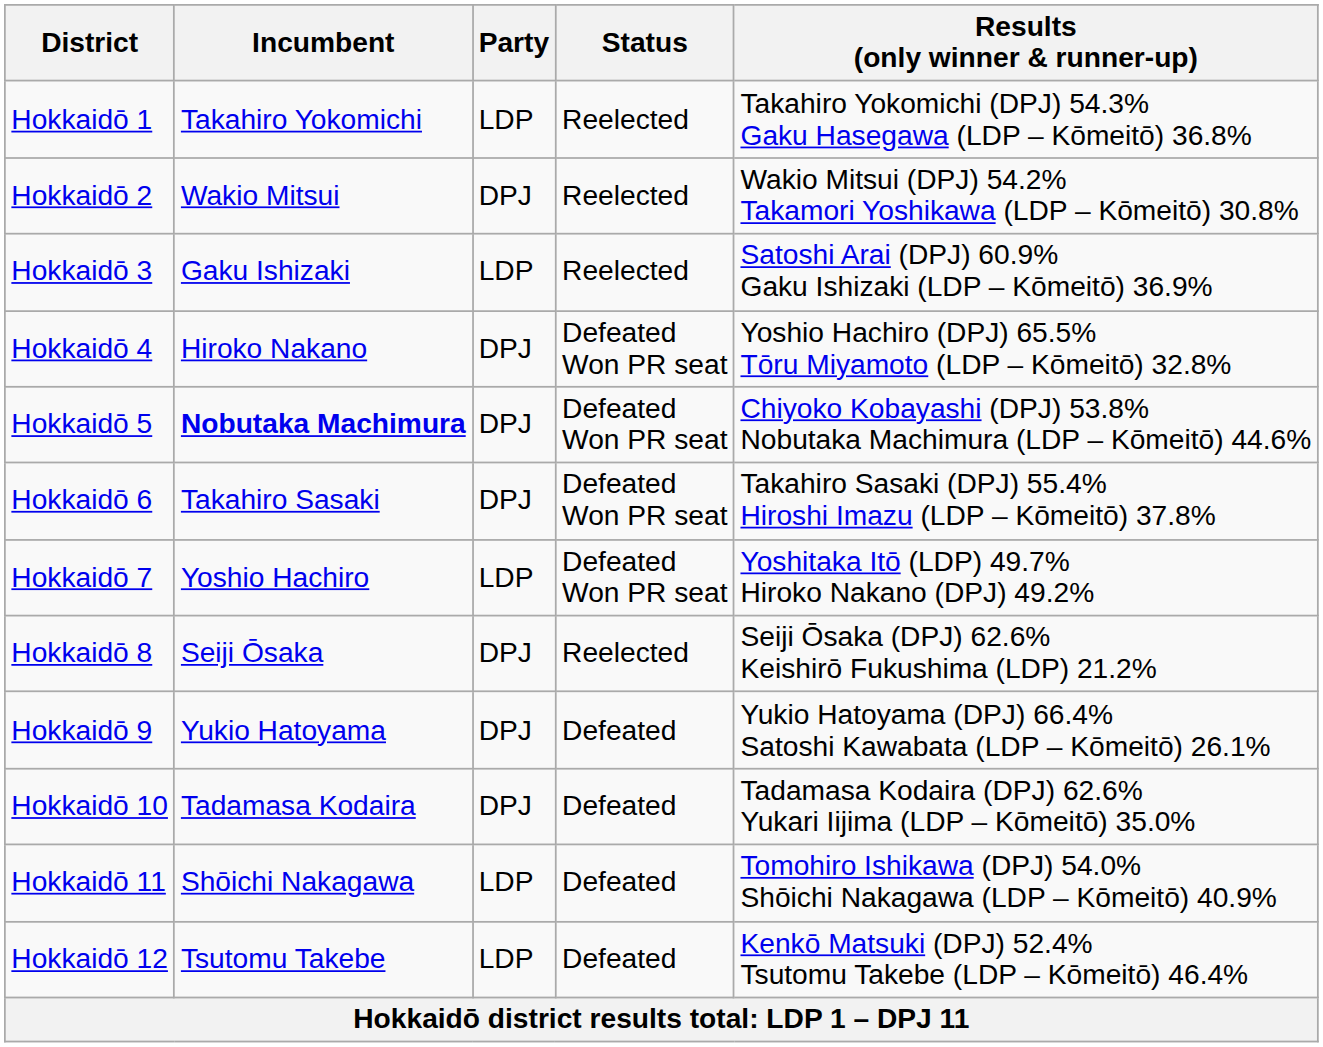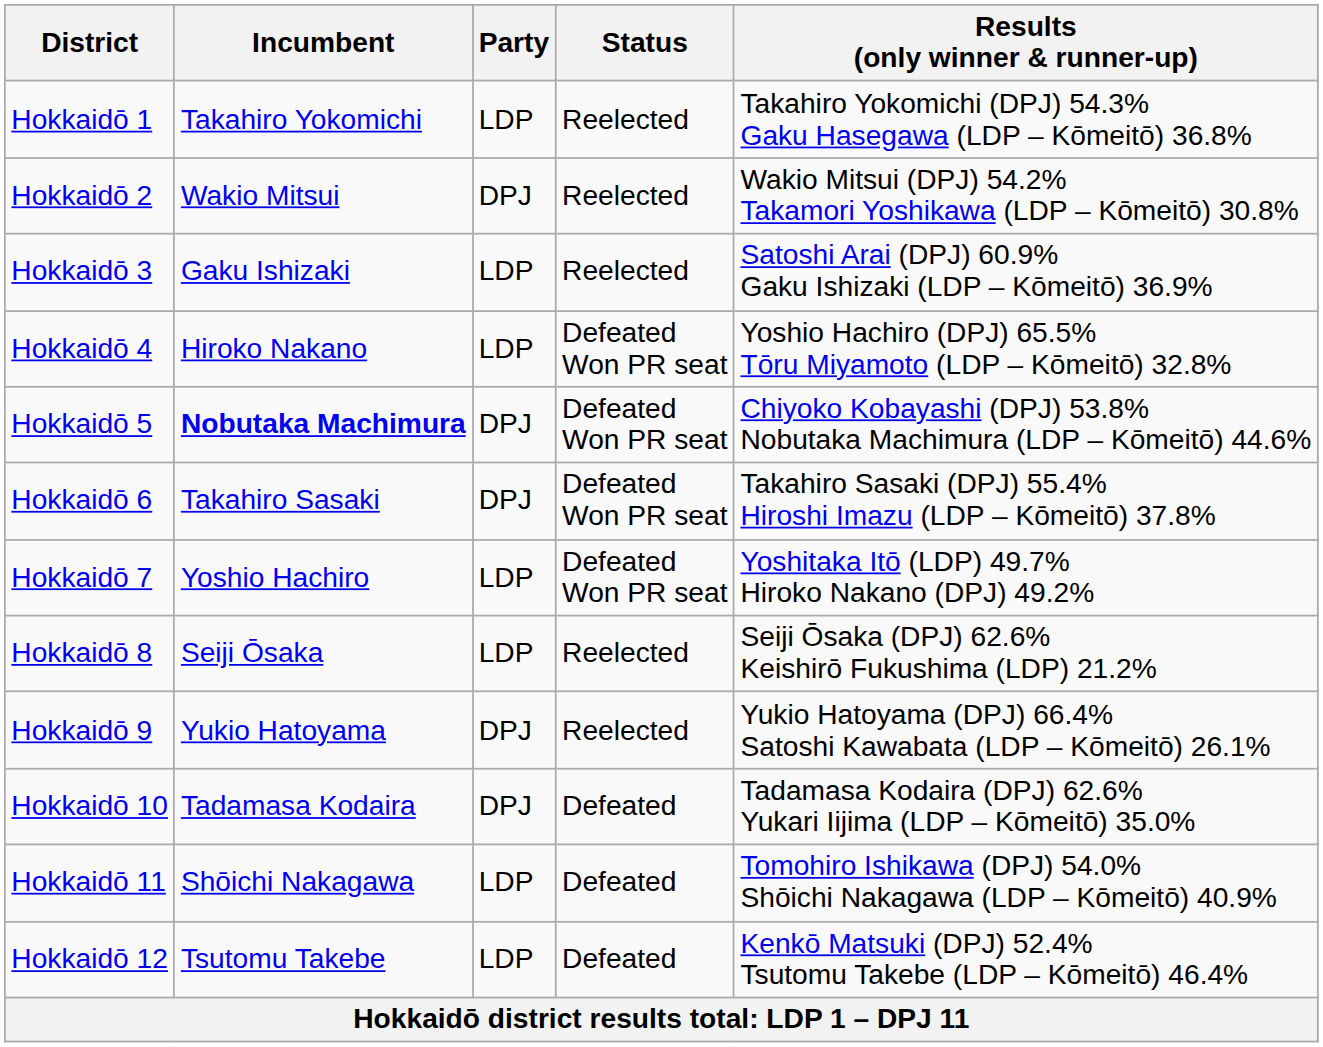(505, 348) DPJ -> (506, 348) LDP
(505, 653) DPJ -> (506, 653) LDP
(619, 729) Defeated -> (626, 729) Reelected
